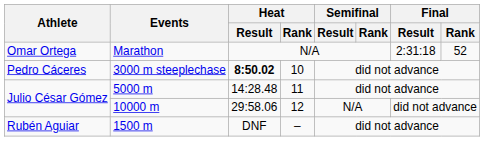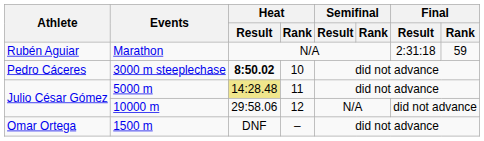(42, 51) Omar Ortega -> (43, 51) Rubén Aguiar
(460, 51) 52 -> (460, 51) 59
(254, 88) no background -> (254, 88) khaki background
(43, 126) Rubén Aguiar -> (42, 126) Omar Ortega
